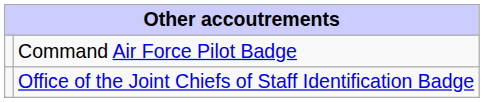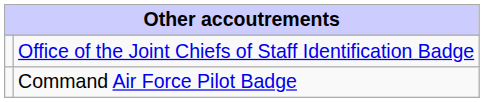rows swapped: (158, 50) <-> (246, 81)
